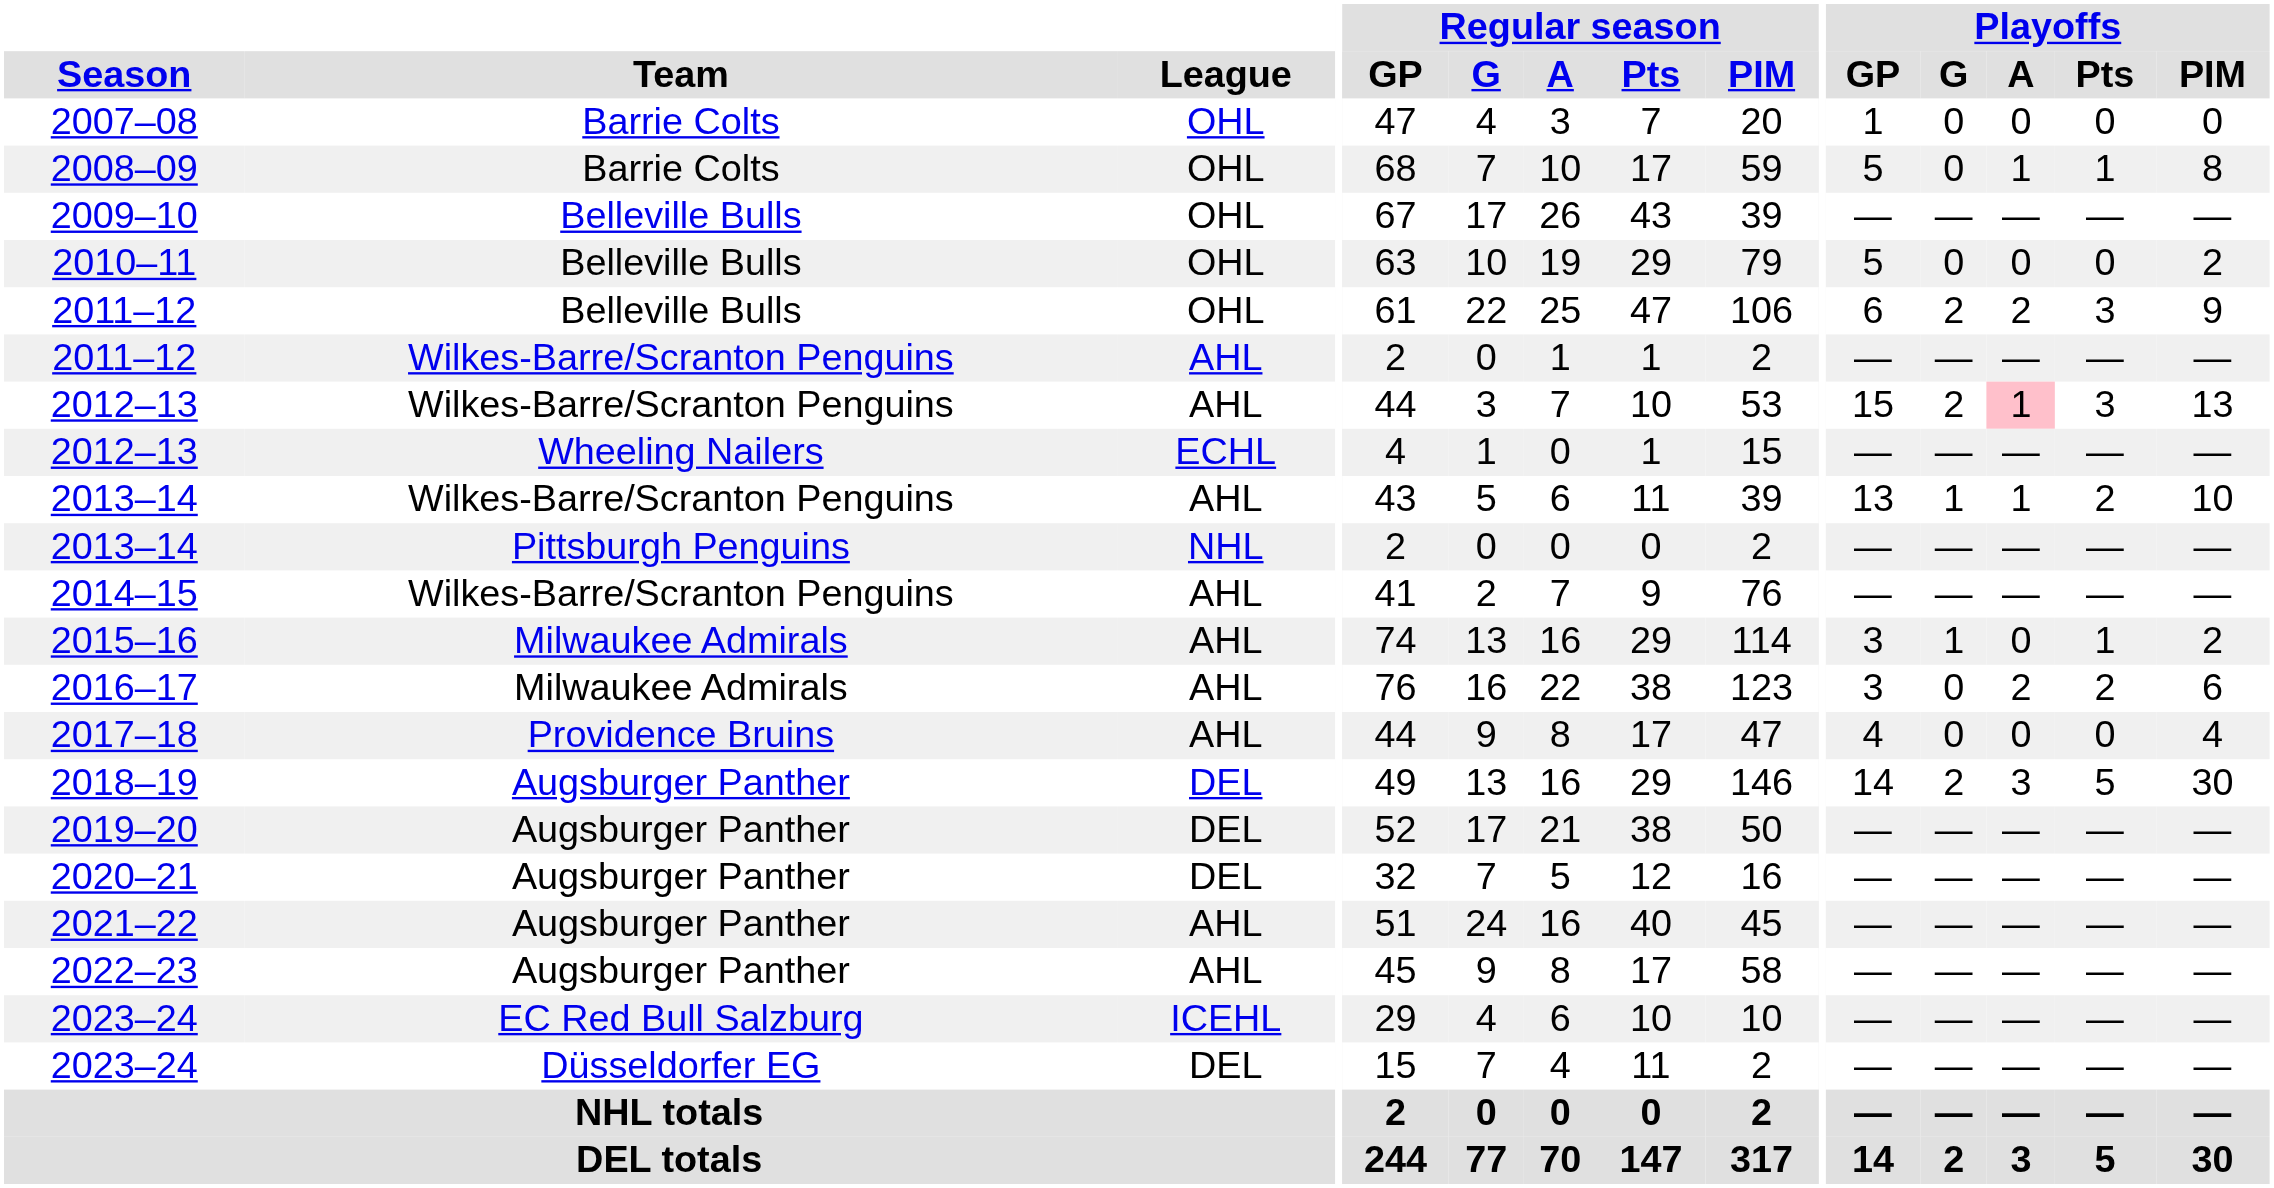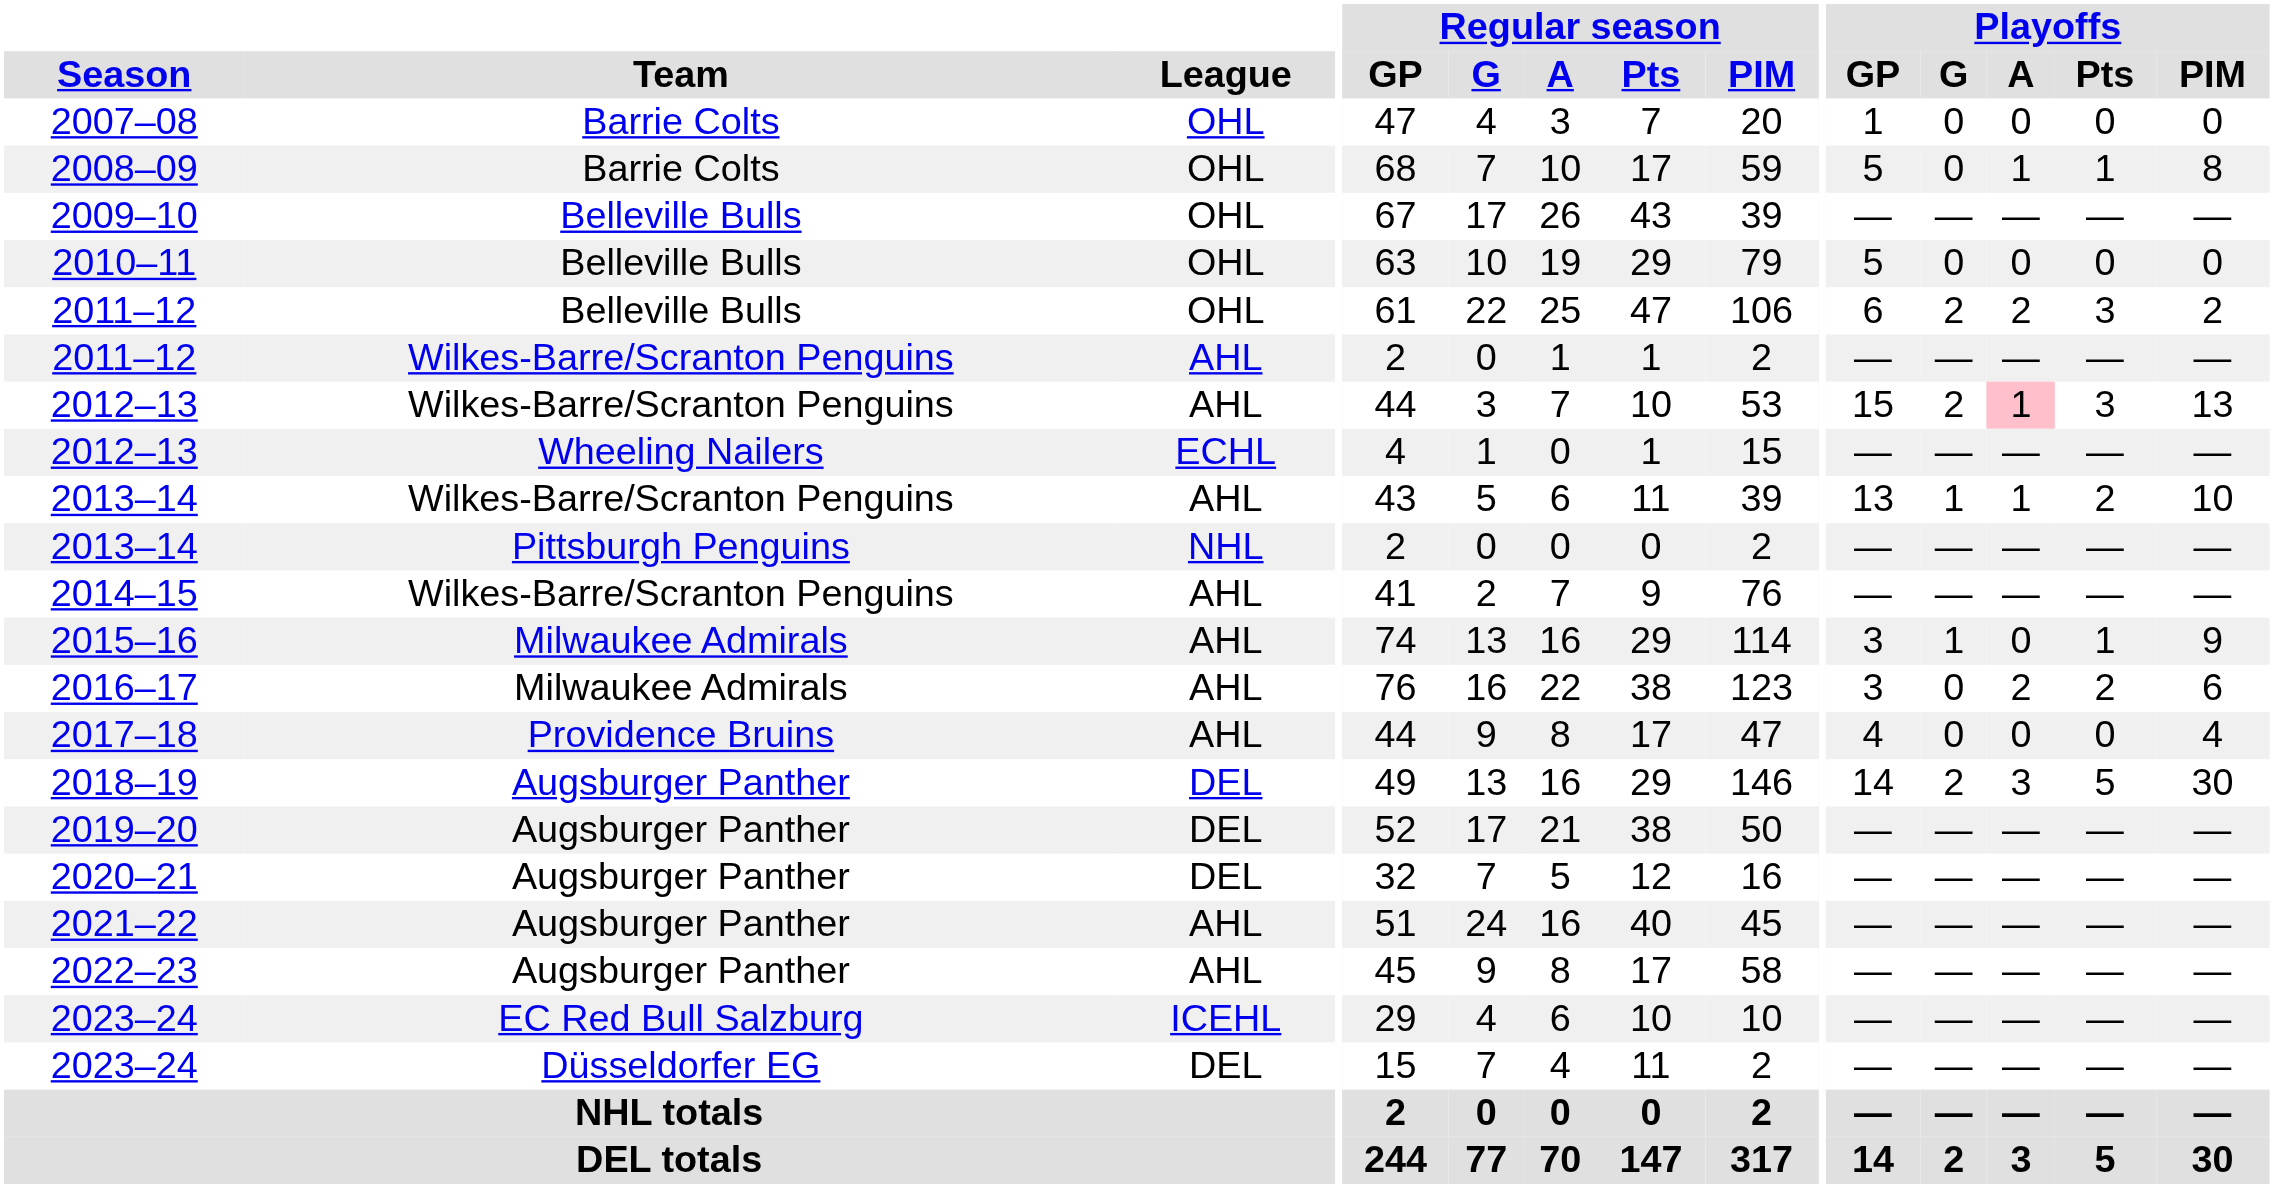(2212, 262) 2 -> (2212, 262) 0
(2212, 310) 9 -> (2212, 310) 2
(2212, 640) 2 -> (2212, 640) 9
